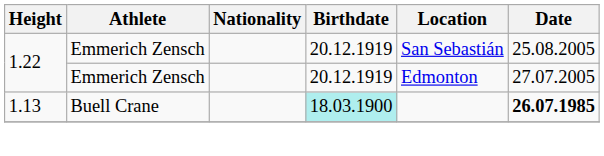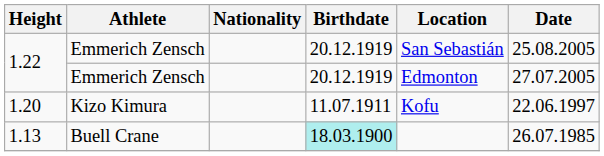+ row: (25, 106)
(554, 106) bold -> (554, 135) normal
